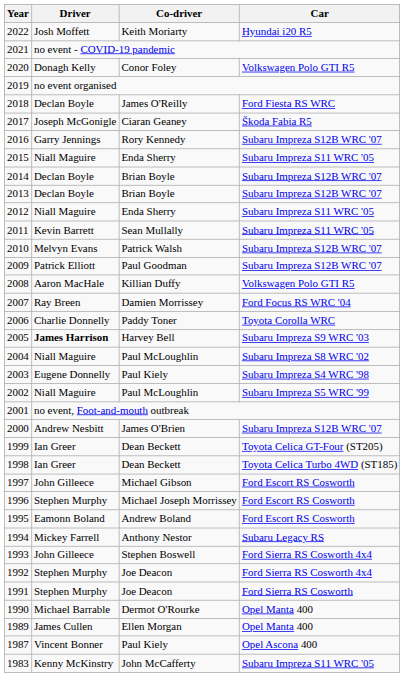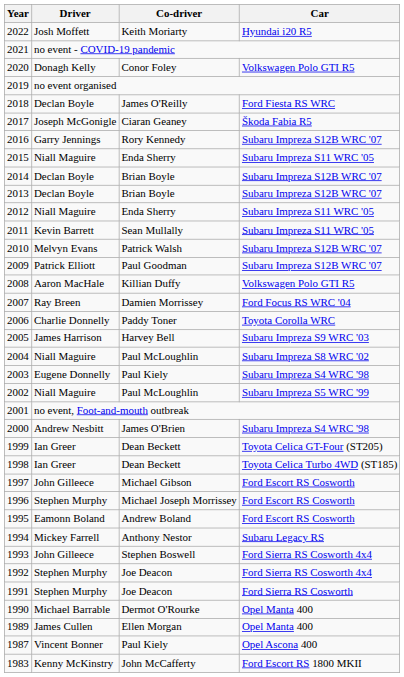(71, 338) bold -> (68, 338) normal
(312, 429) Subaru Impreza S12B WRC '07 -> (305, 429) Subaru Impreza S4 WRC '98
(308, 663) Subaru Impreza S11 WRC '05 -> (302, 663) Ford Escort RS 1800 MKII
